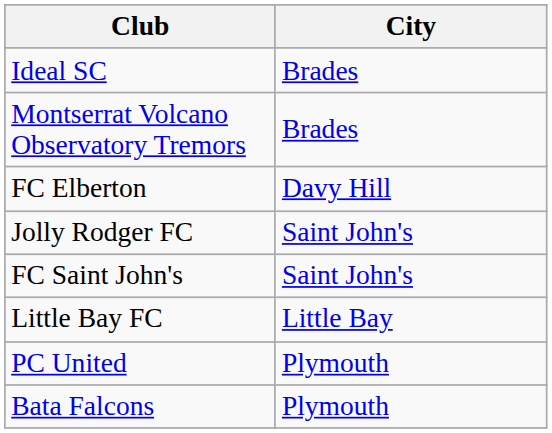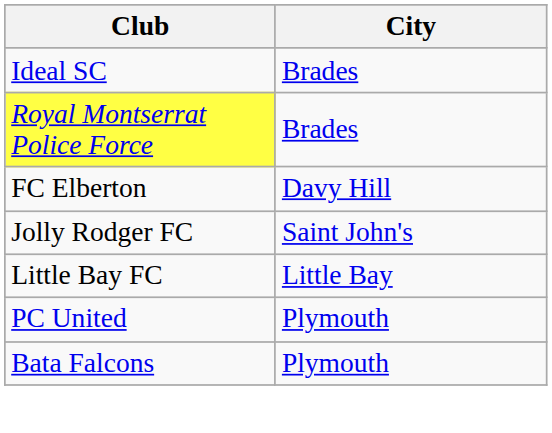- row: (129, 129)
+ row: (109, 129)
- row: (97, 275)
